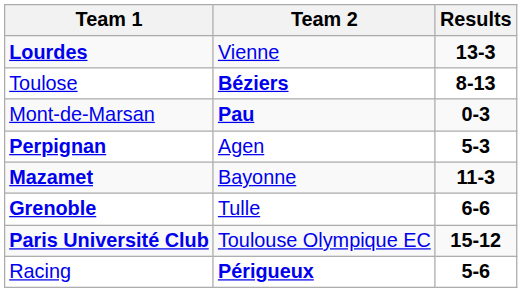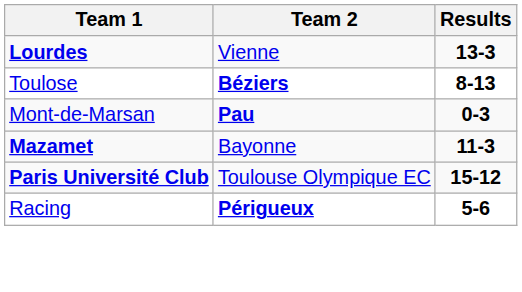- row: (58, 146)
- row: (53, 209)
